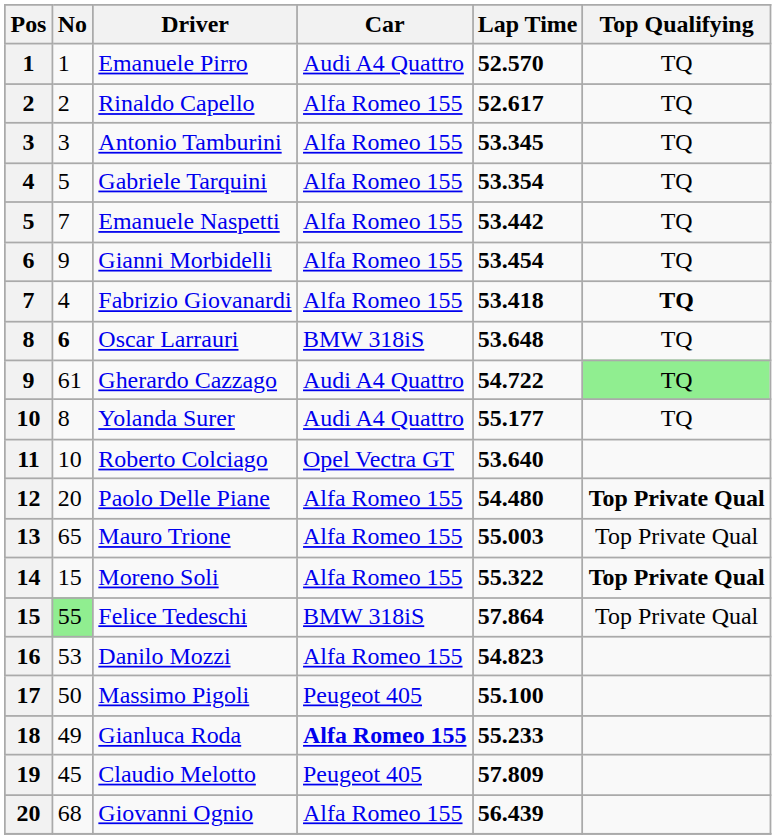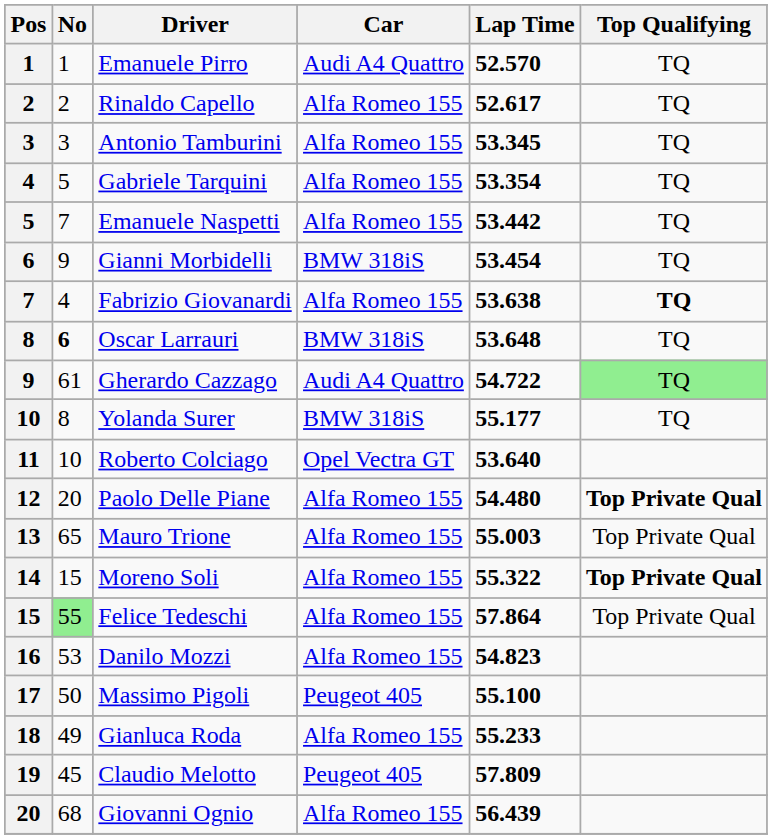(383, 260) Alfa Romeo 155 -> (364, 260) BMW 318iS
(511, 300) 53.418 -> (508, 300) 53.638
(383, 418) Audi A4 Quattro -> (364, 418) BMW 318iS
(364, 616) BMW 318iS -> (383, 616) Alfa Romeo 155
(385, 734) bold -> (383, 734) normal
